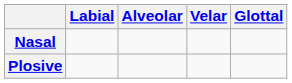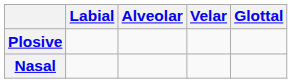rows swapped: (35, 66) <-> (35, 41)
